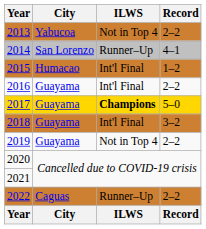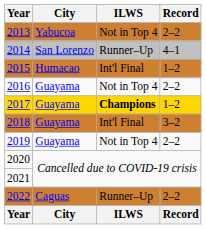(122, 86) Int'l Final -> (128, 86) Not in Top 4
(171, 104) 5–0 -> (171, 104) 1–2
